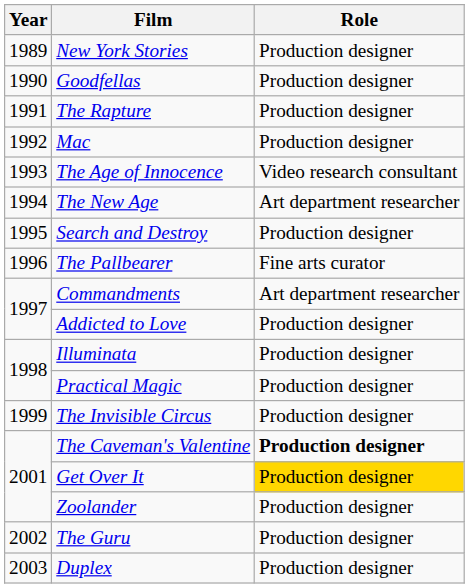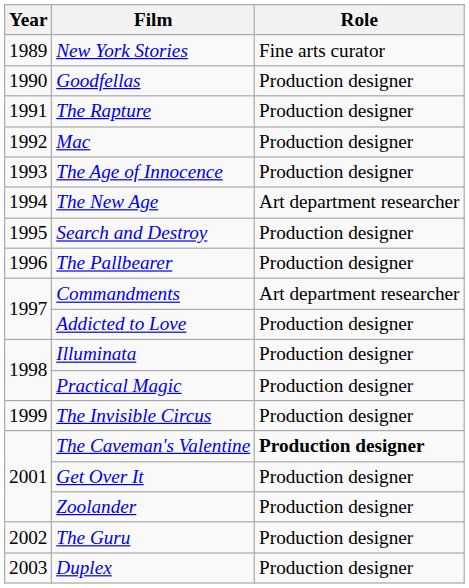(336, 50) Production designer -> (322, 50) Fine arts curator
(358, 171) Video research consultant -> (336, 171) Production designer
(322, 263) Fine arts curator -> (336, 263) Production designer
(336, 476) gold background -> (336, 476) no background
